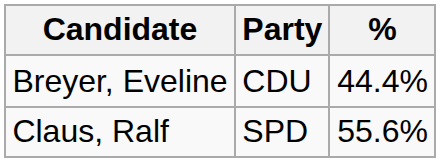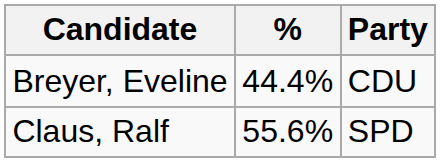columns swapped: (282, 29) <-> (383, 29)
